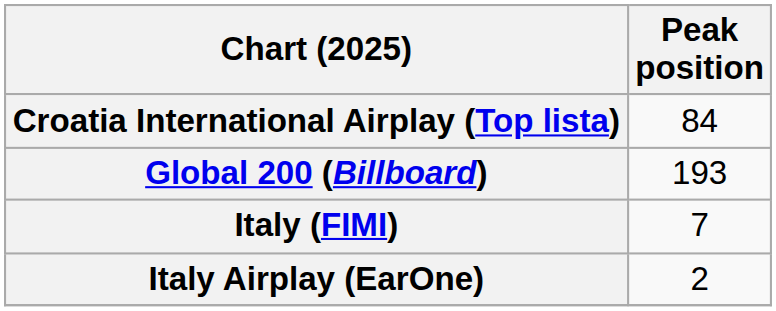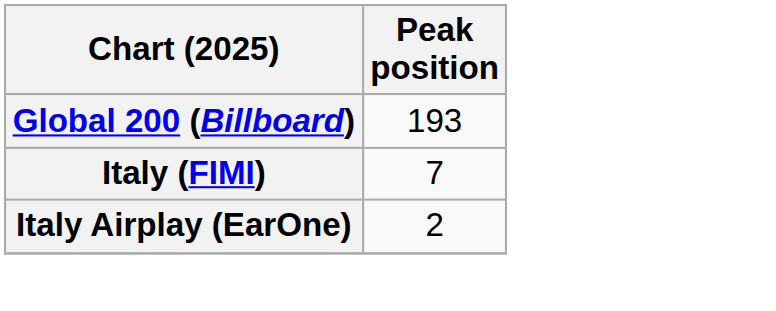- row: (316, 120)
